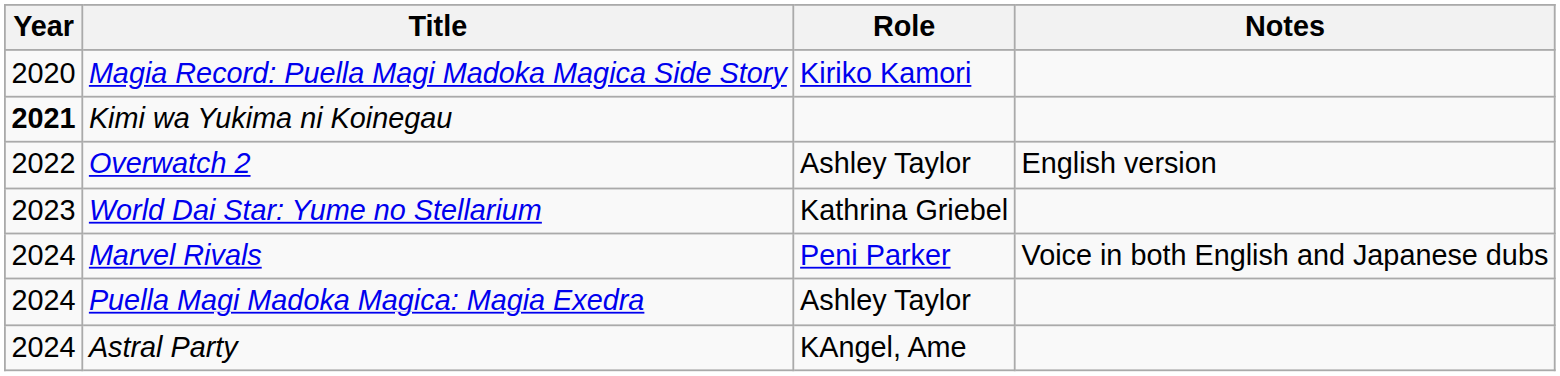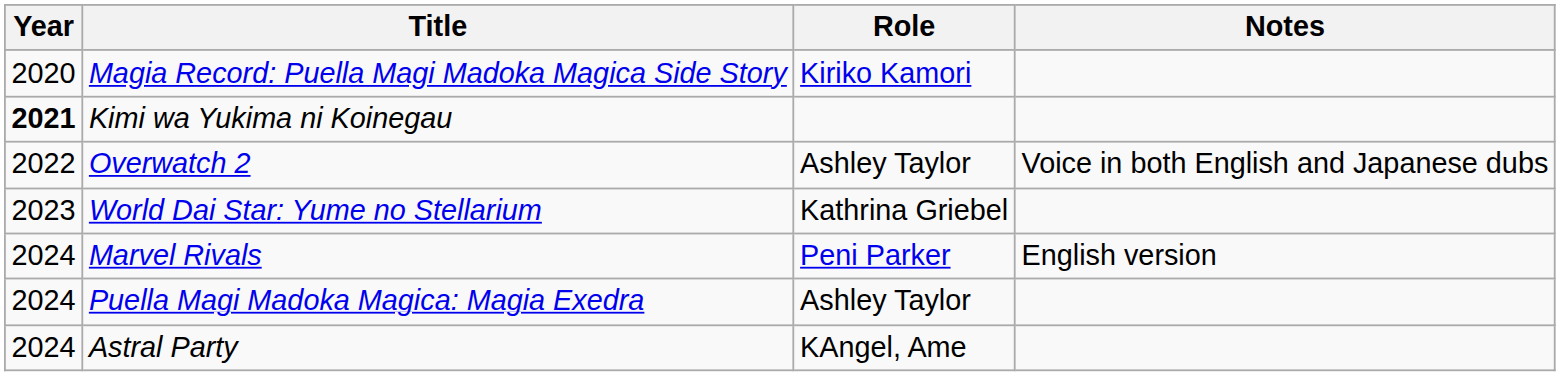(1119, 164) English version -> (1285, 164) Voice in both English and Japanese dubs
(1285, 255) Voice in both English and Japanese dubs -> (1119, 255) English version
